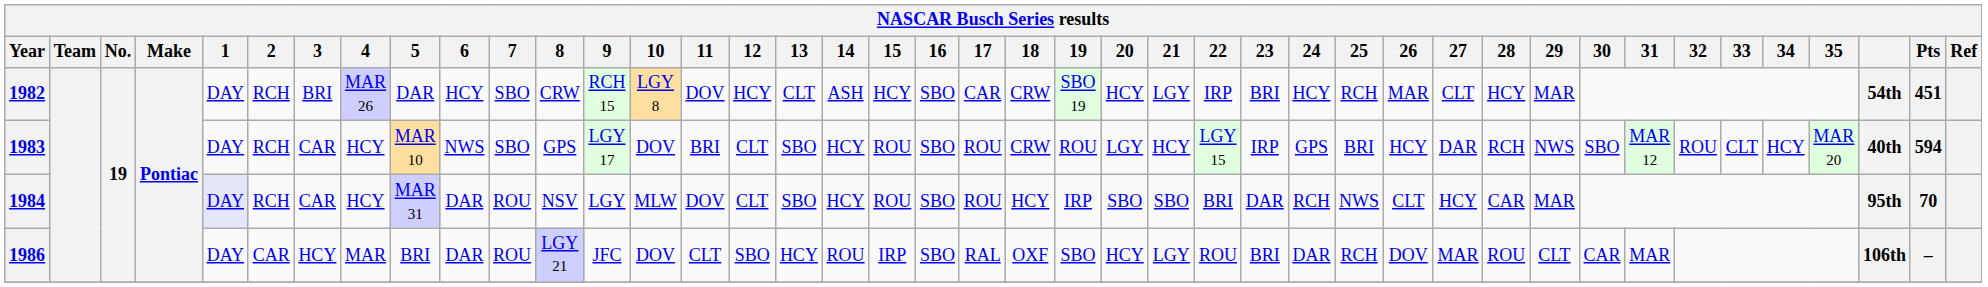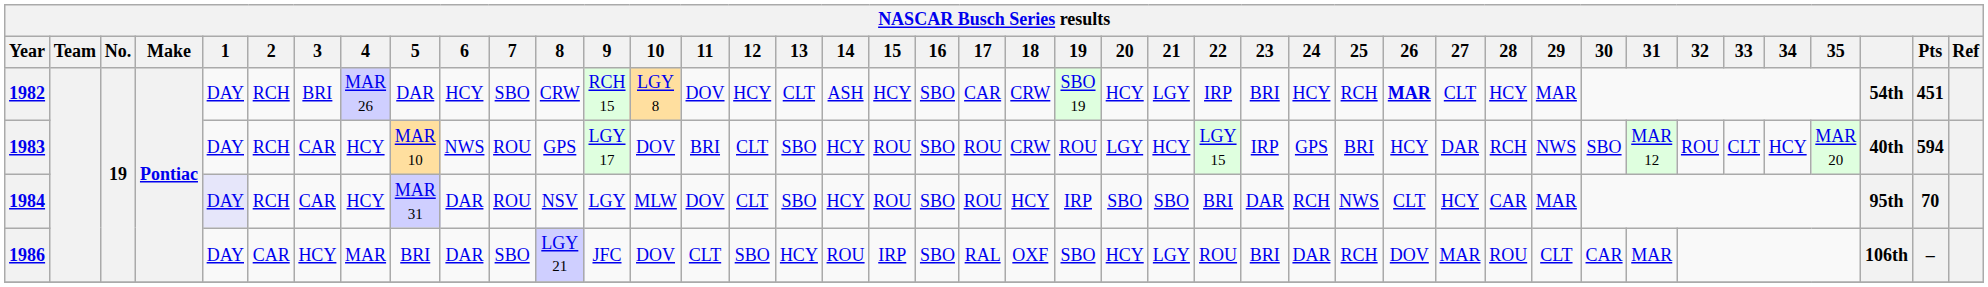(1408, 93) normal -> (1409, 93) bold
(512, 147) SBO -> (512, 147) ROU
(512, 254) ROU -> (512, 254) SBO
